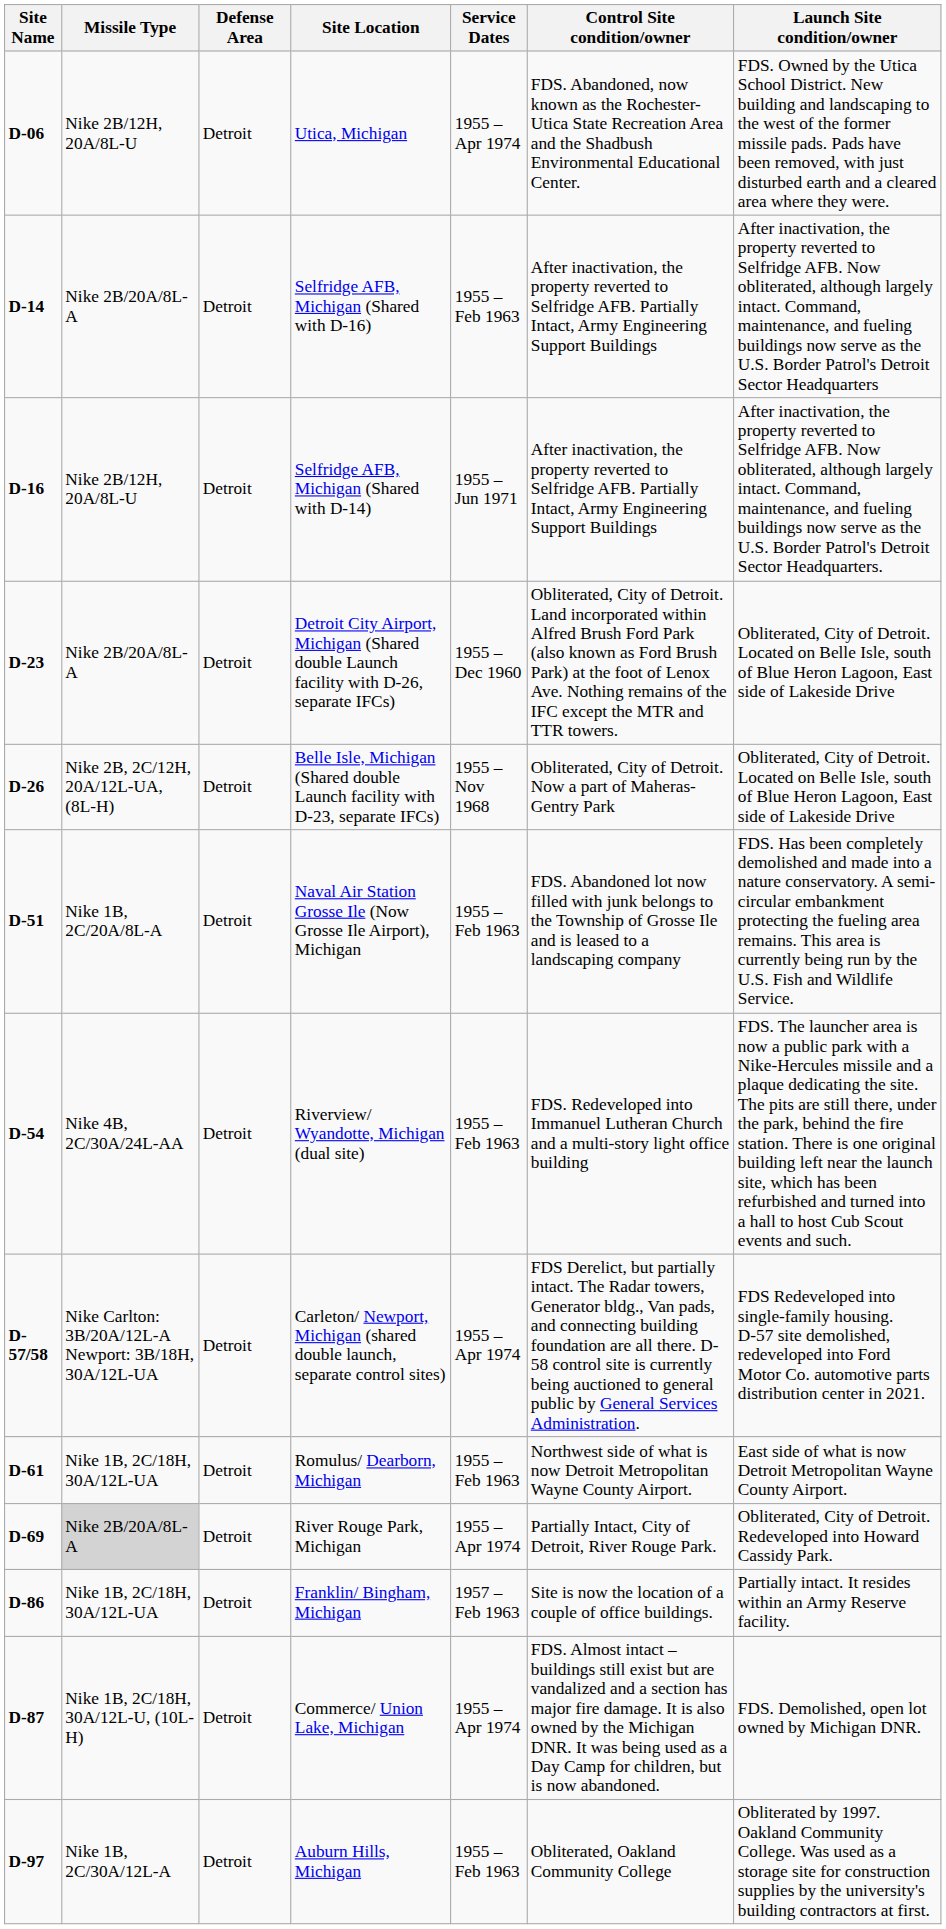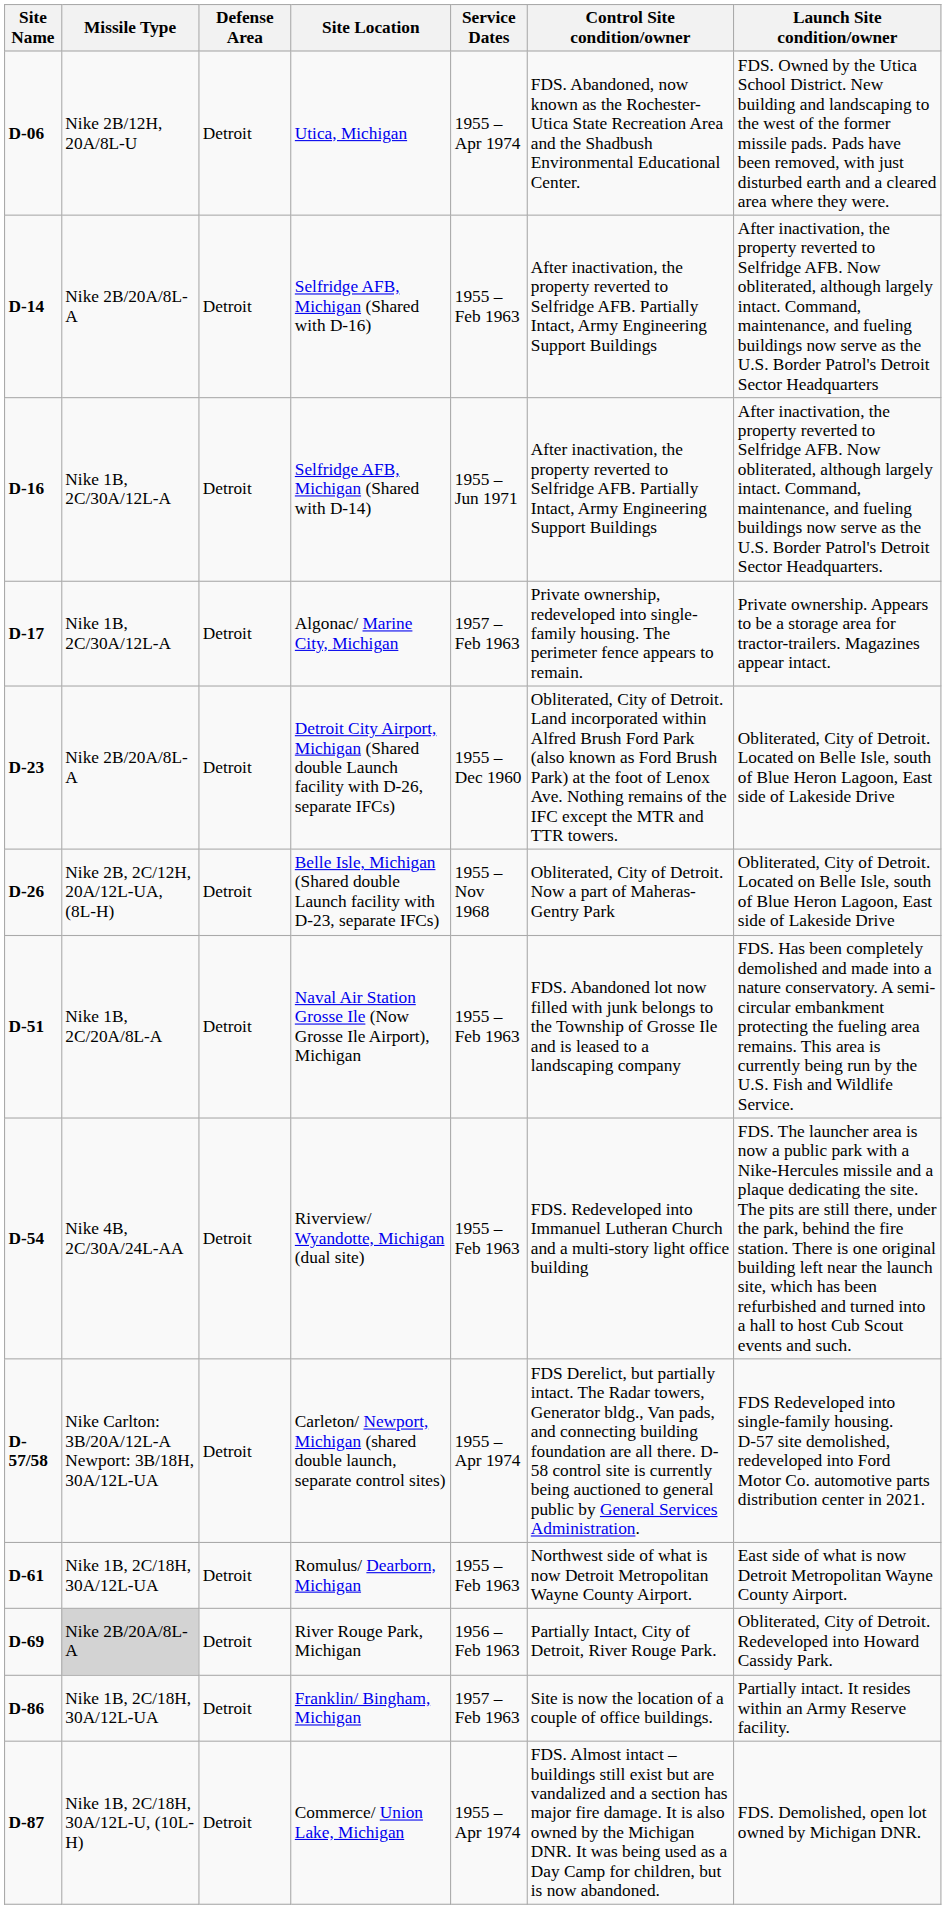(114, 489) Nike 2B/12H, 20A/8L-U -> (118, 489) Nike 1B, 2C/30A/12L-A
+ row: (354, 633)
(488, 1536) 1955 – Apr 1974 -> (487, 1641) 1956 – Feb 1963
- row: (342, 1861)
